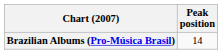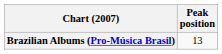(197, 40) 14 -> (197, 40) 13
